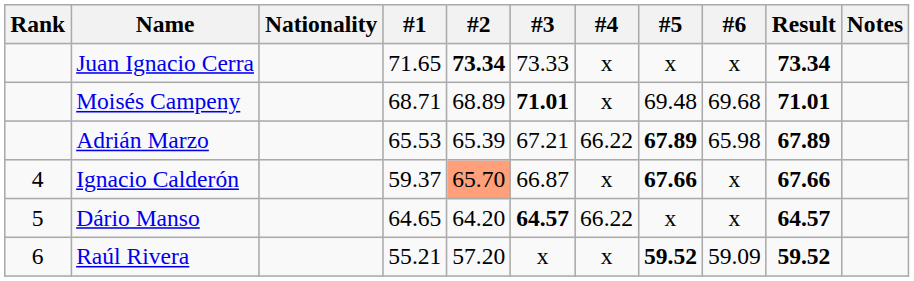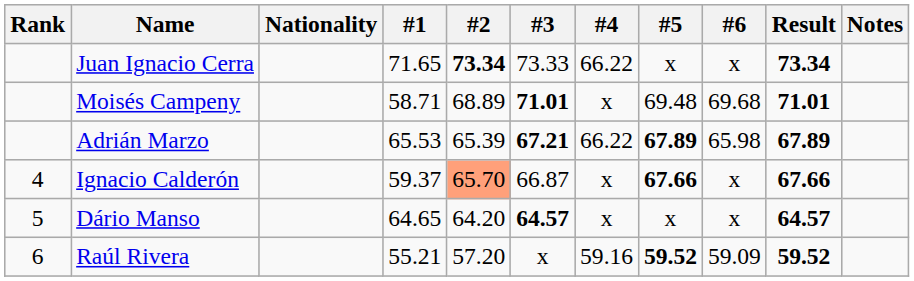(607, 62) x -> (607, 62) 66.22
(415, 101) 68.71 -> (415, 101) 58.71
(543, 140) normal -> (543, 140) bold
(607, 218) 66.22 -> (607, 218) x
(607, 257) x -> (607, 257) 59.16
